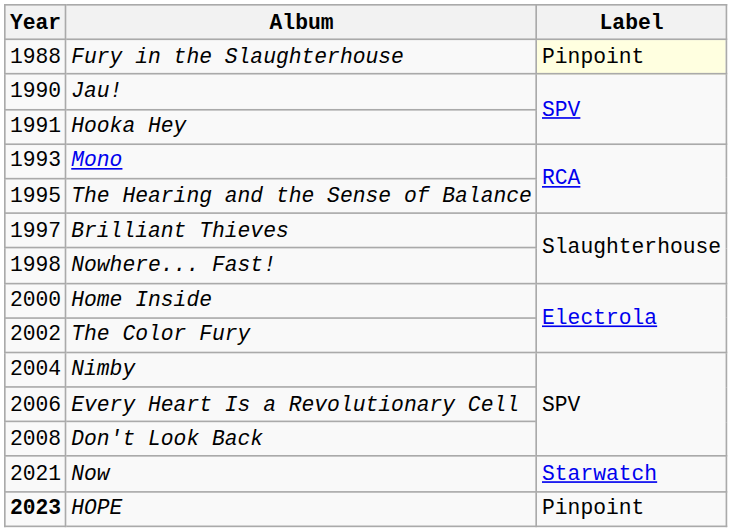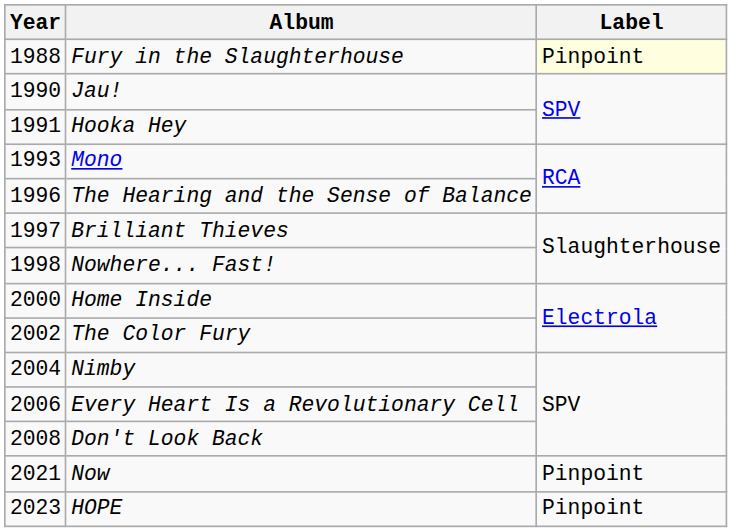(35, 196) 1995 -> (35, 196) 1996
(600, 474) Starwatch -> (593, 474) Pinpoint
(35, 509) bold -> (35, 509) normal
